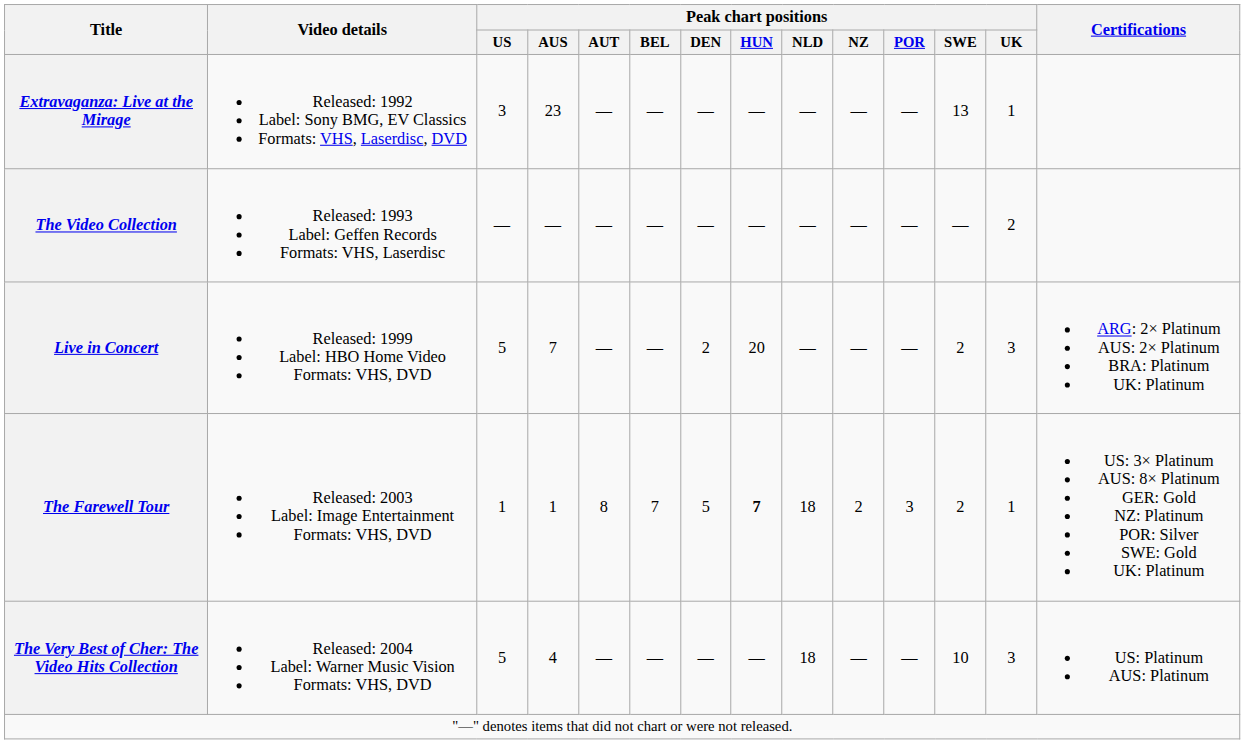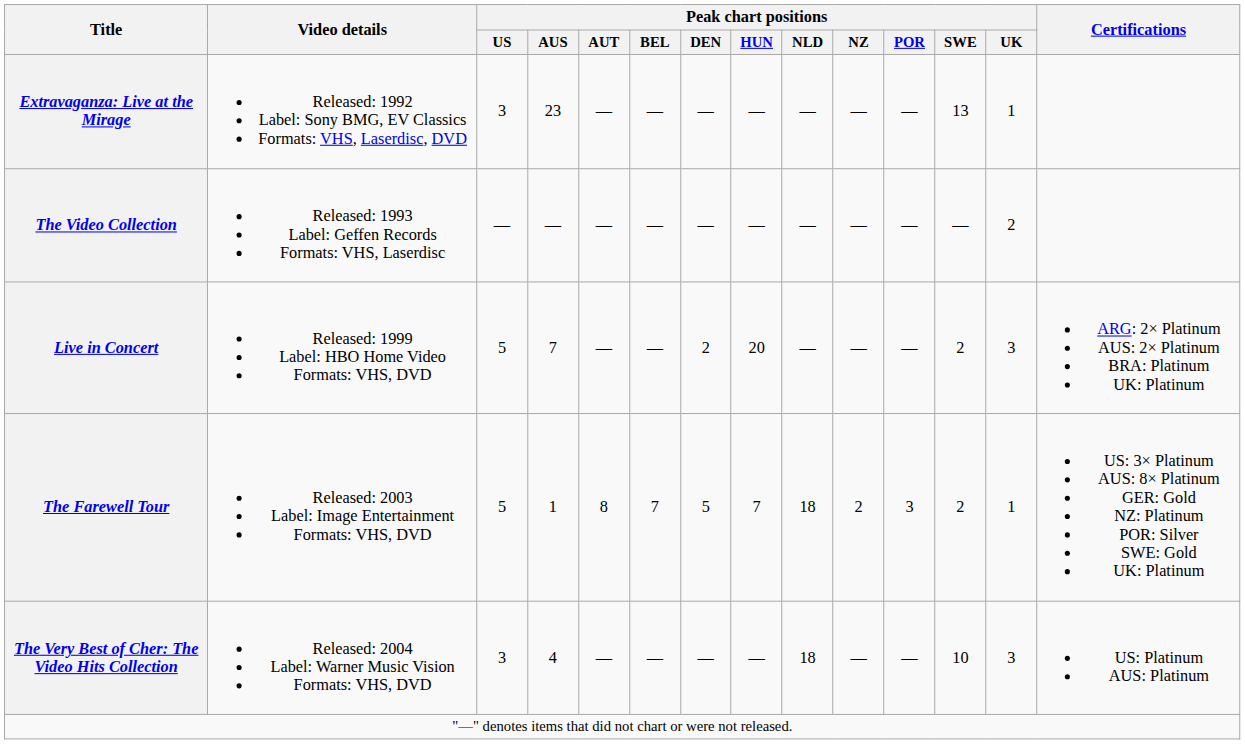(502, 507) 1 -> (502, 507) 5
(757, 507) bold -> (757, 507) normal
(502, 657) 5 -> (502, 657) 3
